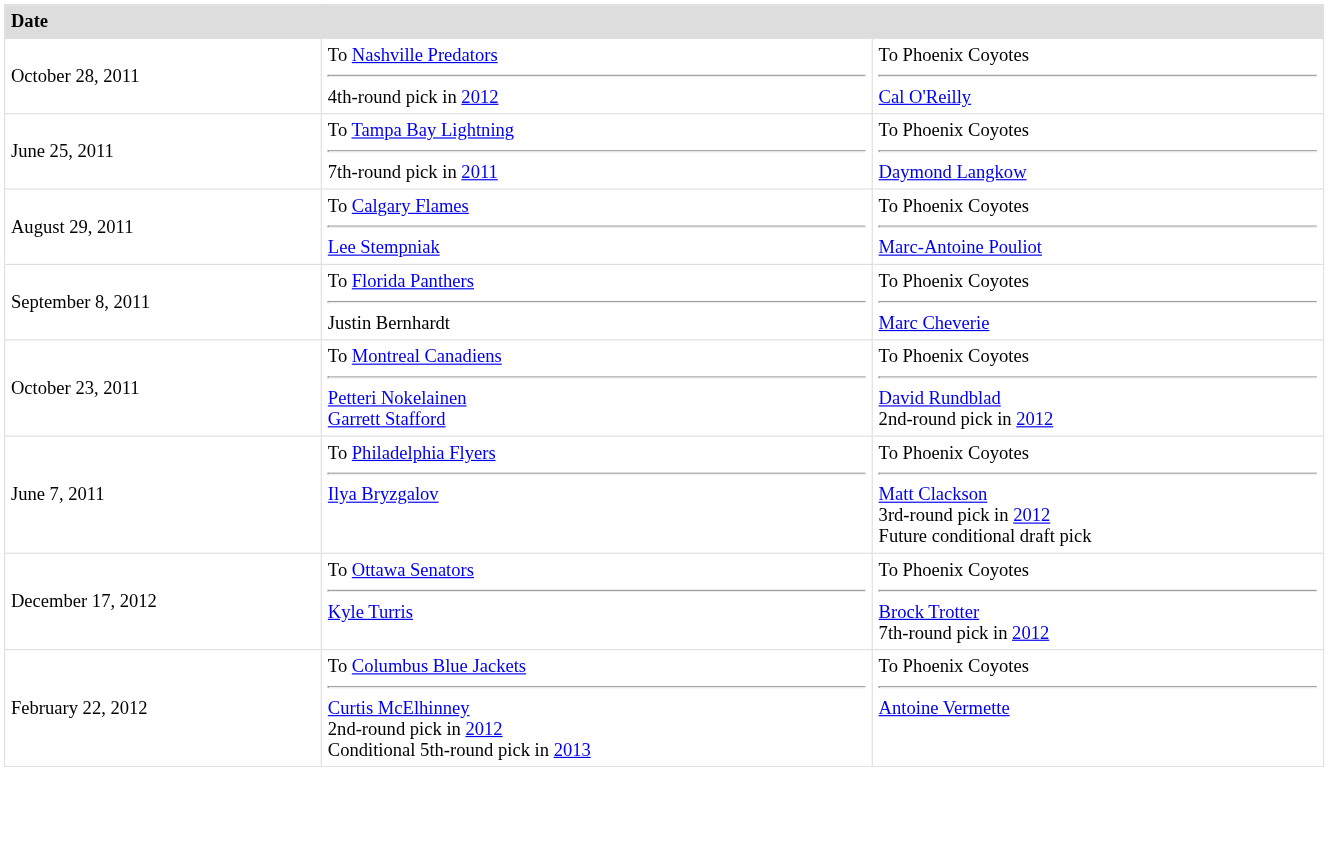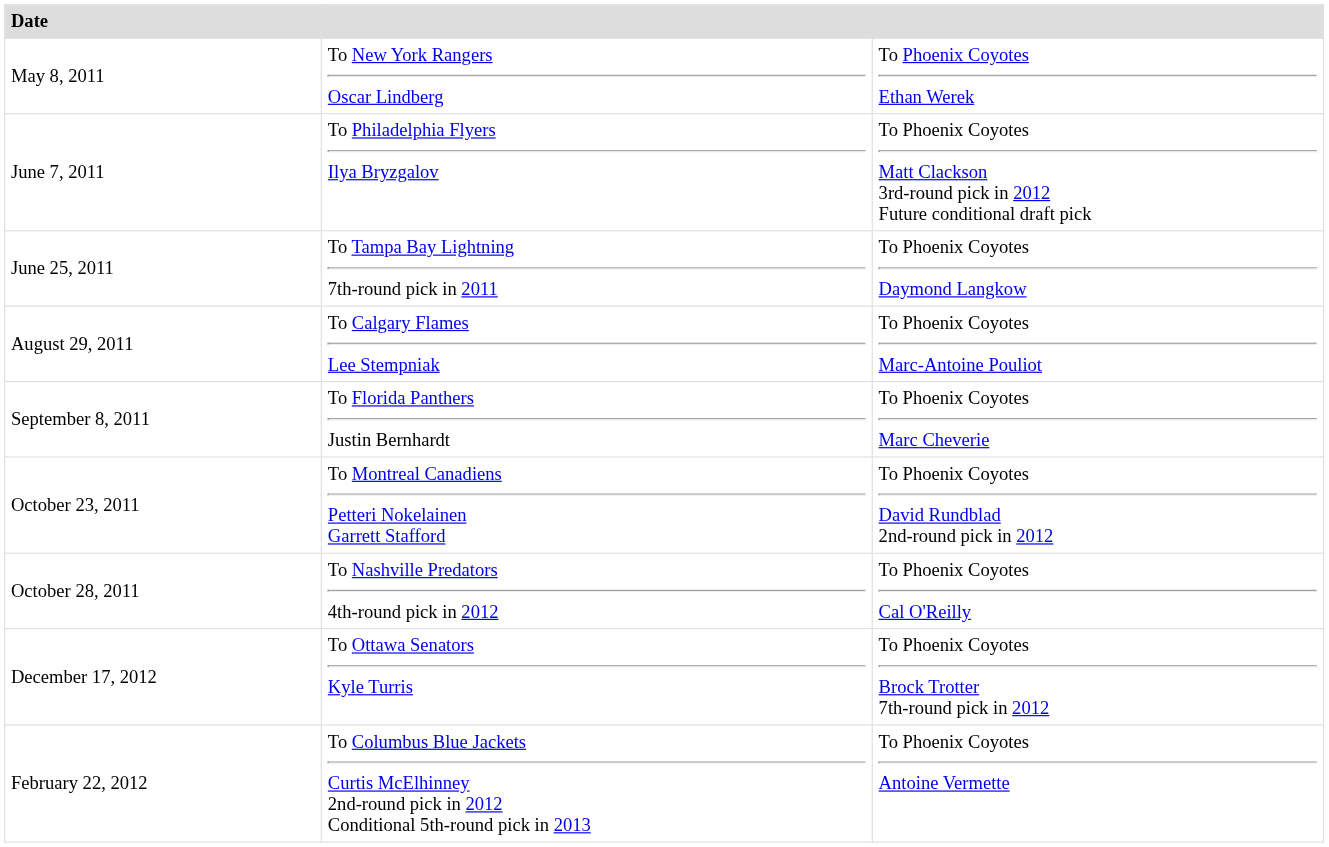+ row: (58, 75)
rows swapped: (58, 494) <-> (75, 75)
